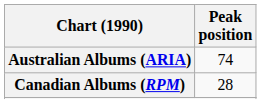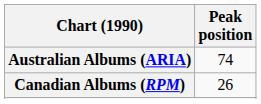(225, 85) 28 -> (225, 85) 26
